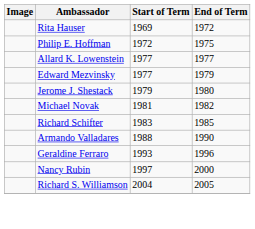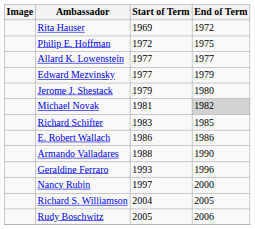(204, 106) no background -> (204, 106) lightgrey background
+ row: (74, 138)
+ row: (71, 216)
